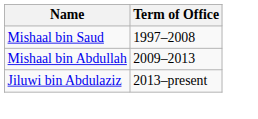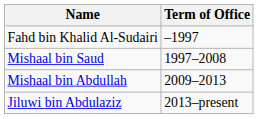+ row: (83, 37)
